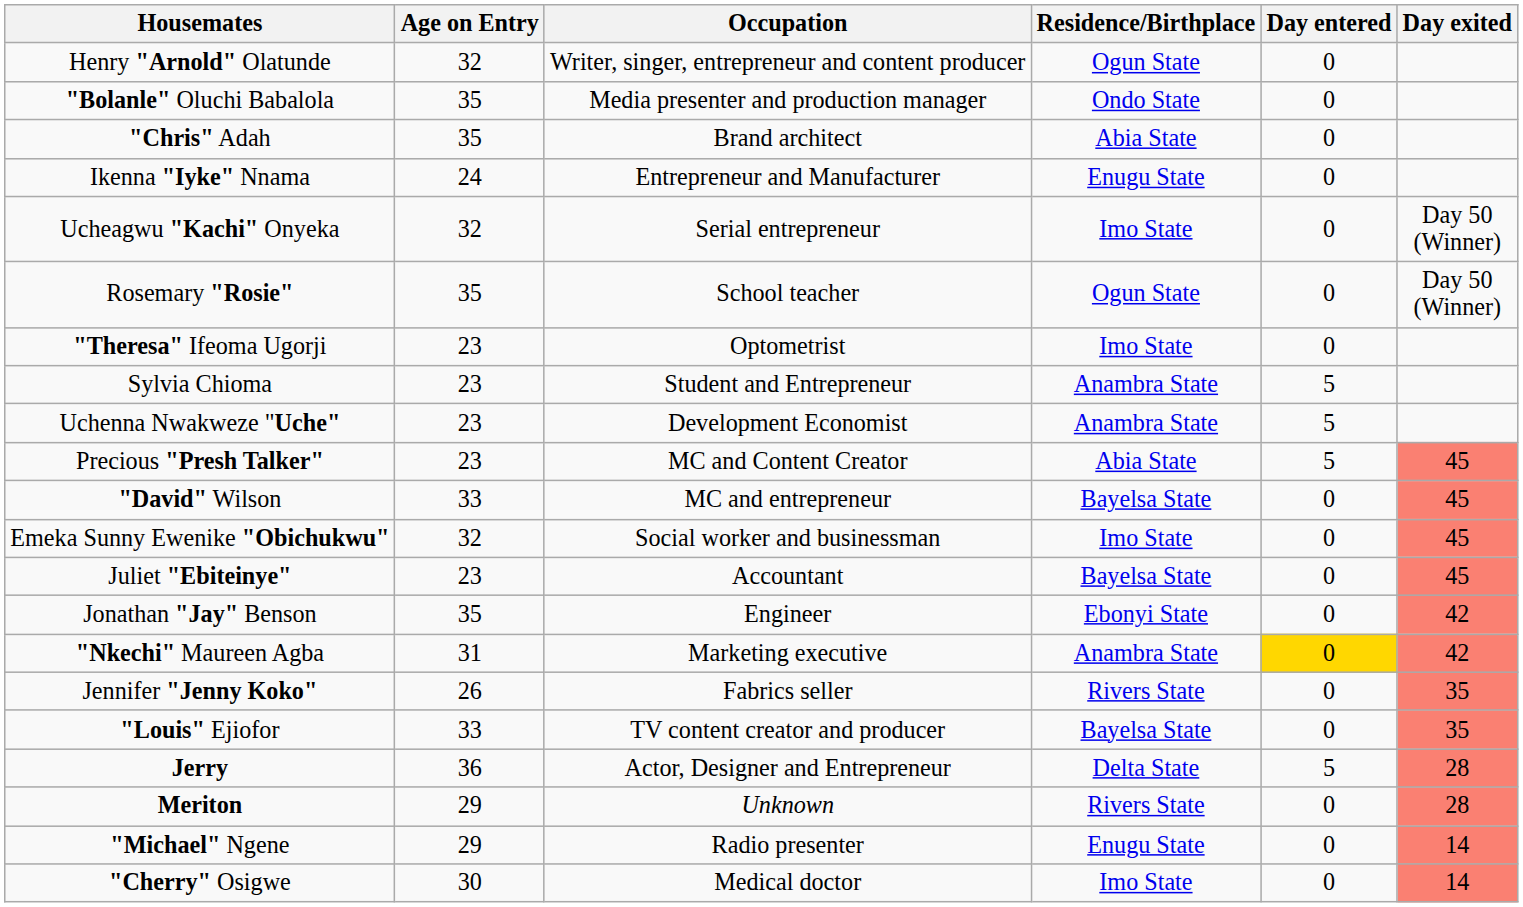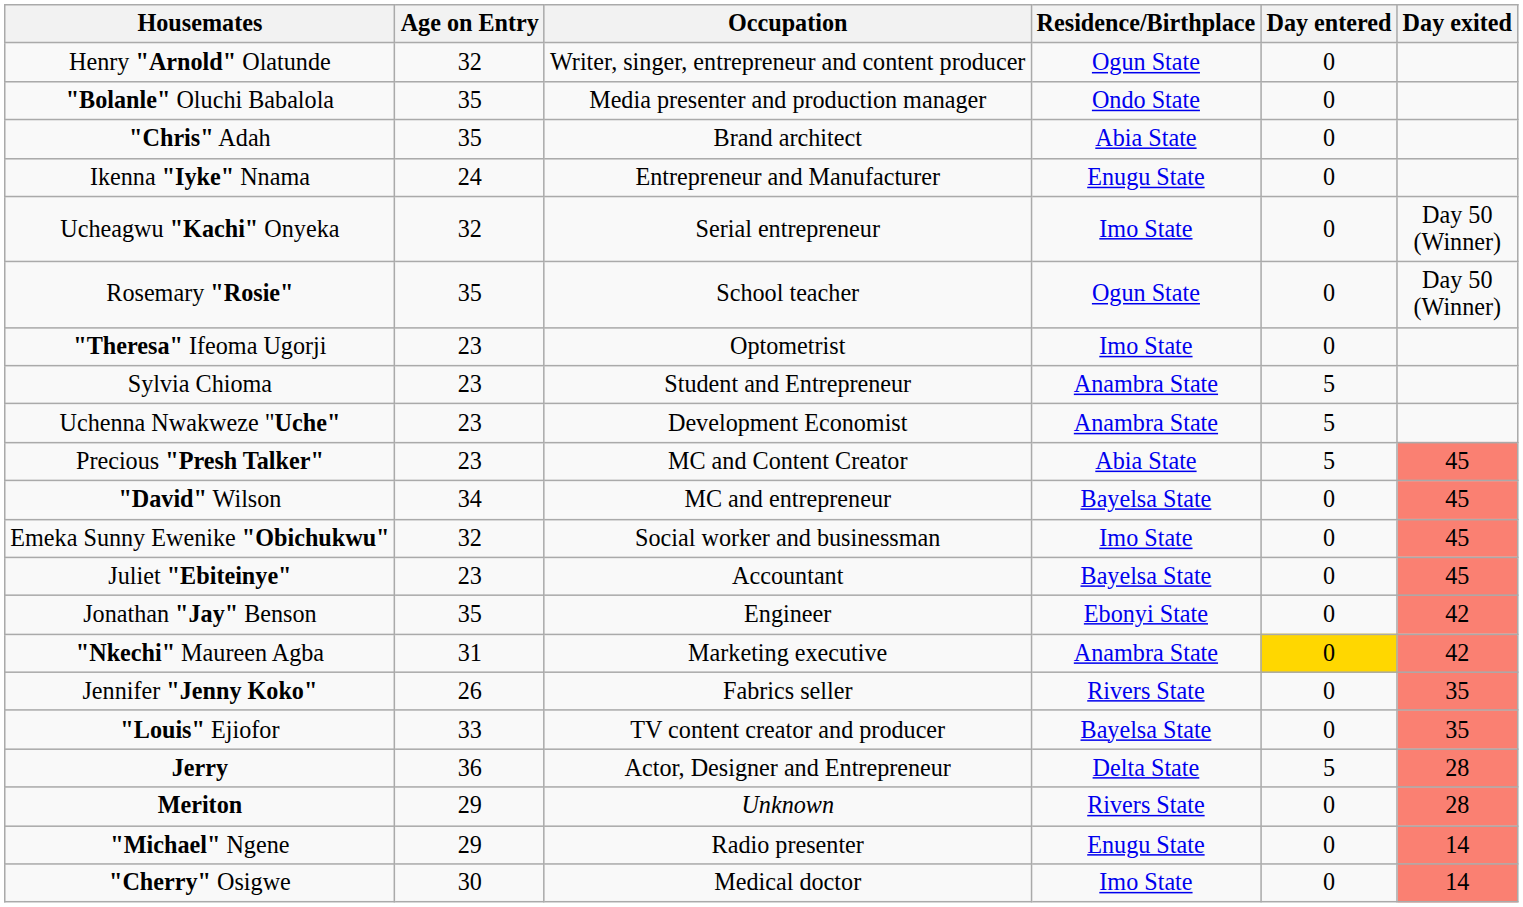(470, 499) 33 -> (470, 499) 34
